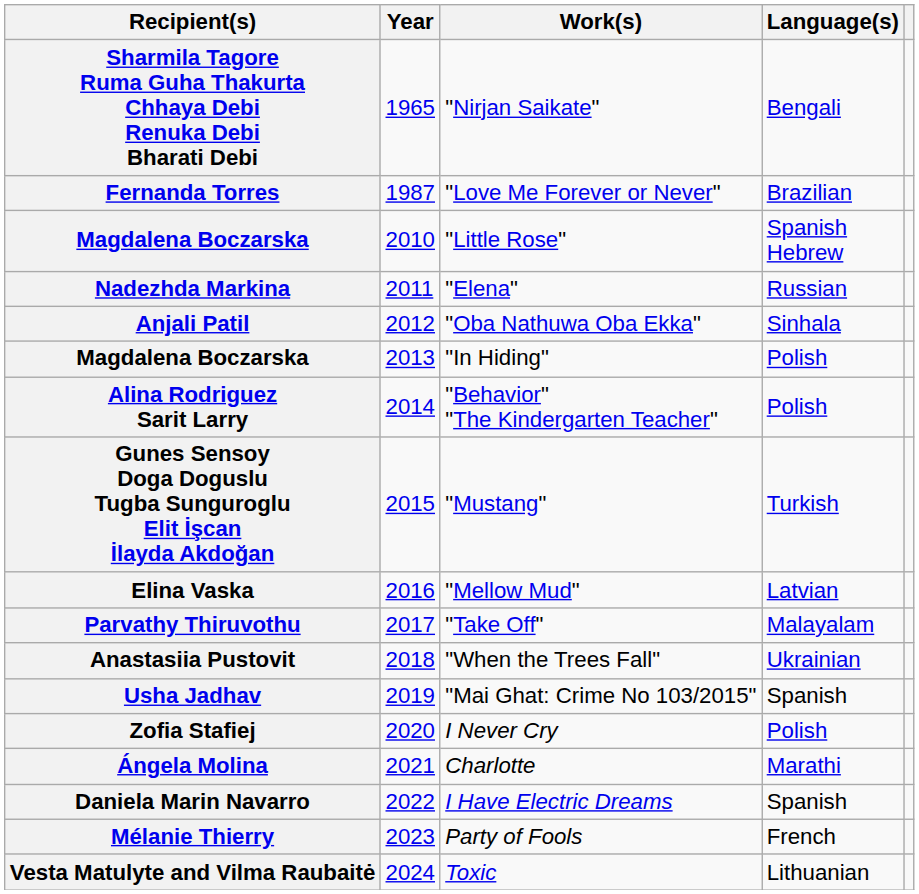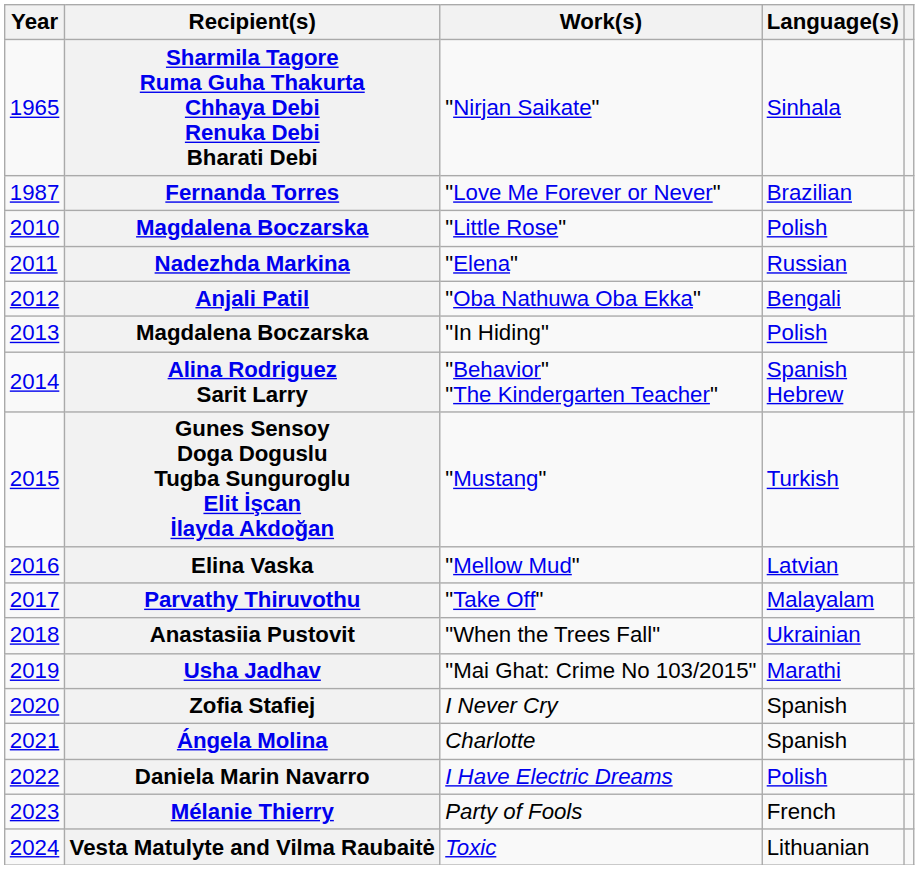columns swapped: (410, 22) <-> (193, 22)
(804, 107) Bengali -> (804, 107) Sinhala
(807, 240) Spanish Hebrew -> (797, 228) Polish
(804, 323) Sinhala -> (804, 298) Bengali
(797, 406) Polish -> (807, 381) Spanish Hebrew
(807, 695) Spanish -> (804, 670) Marathi
(797, 730) Polish -> (807, 705) Spanish
(804, 766) Marathi -> (807, 741) Spanish
(807, 801) Spanish -> (797, 776) Polish
